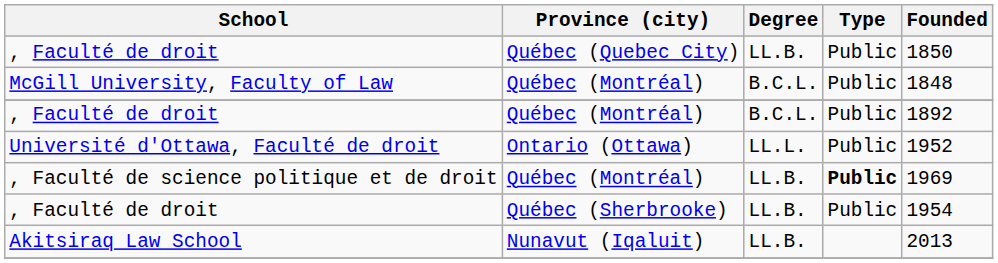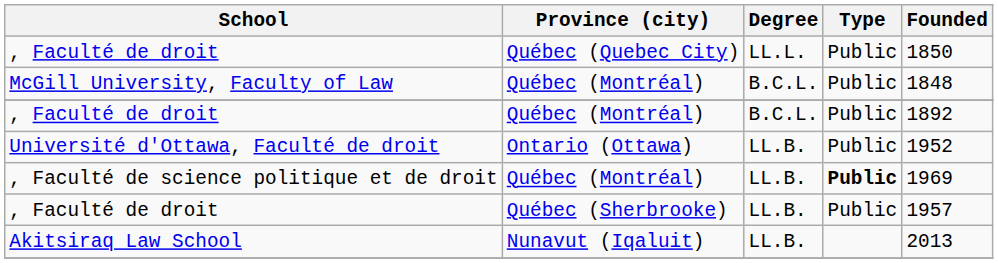(778, 52) LL.B. -> (778, 52) LL.L.
(778, 147) LL.L. -> (778, 147) LL.B.
(930, 210) 1954 -> (930, 210) 1957
